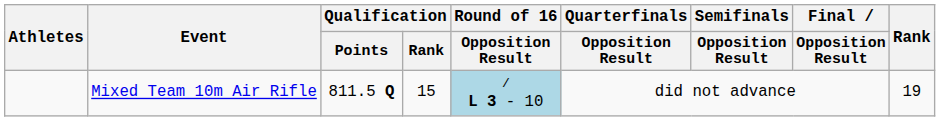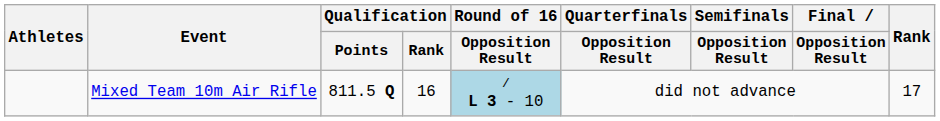(426, 93) 15 -> (426, 93) 16
(912, 93) 19 -> (912, 93) 17
